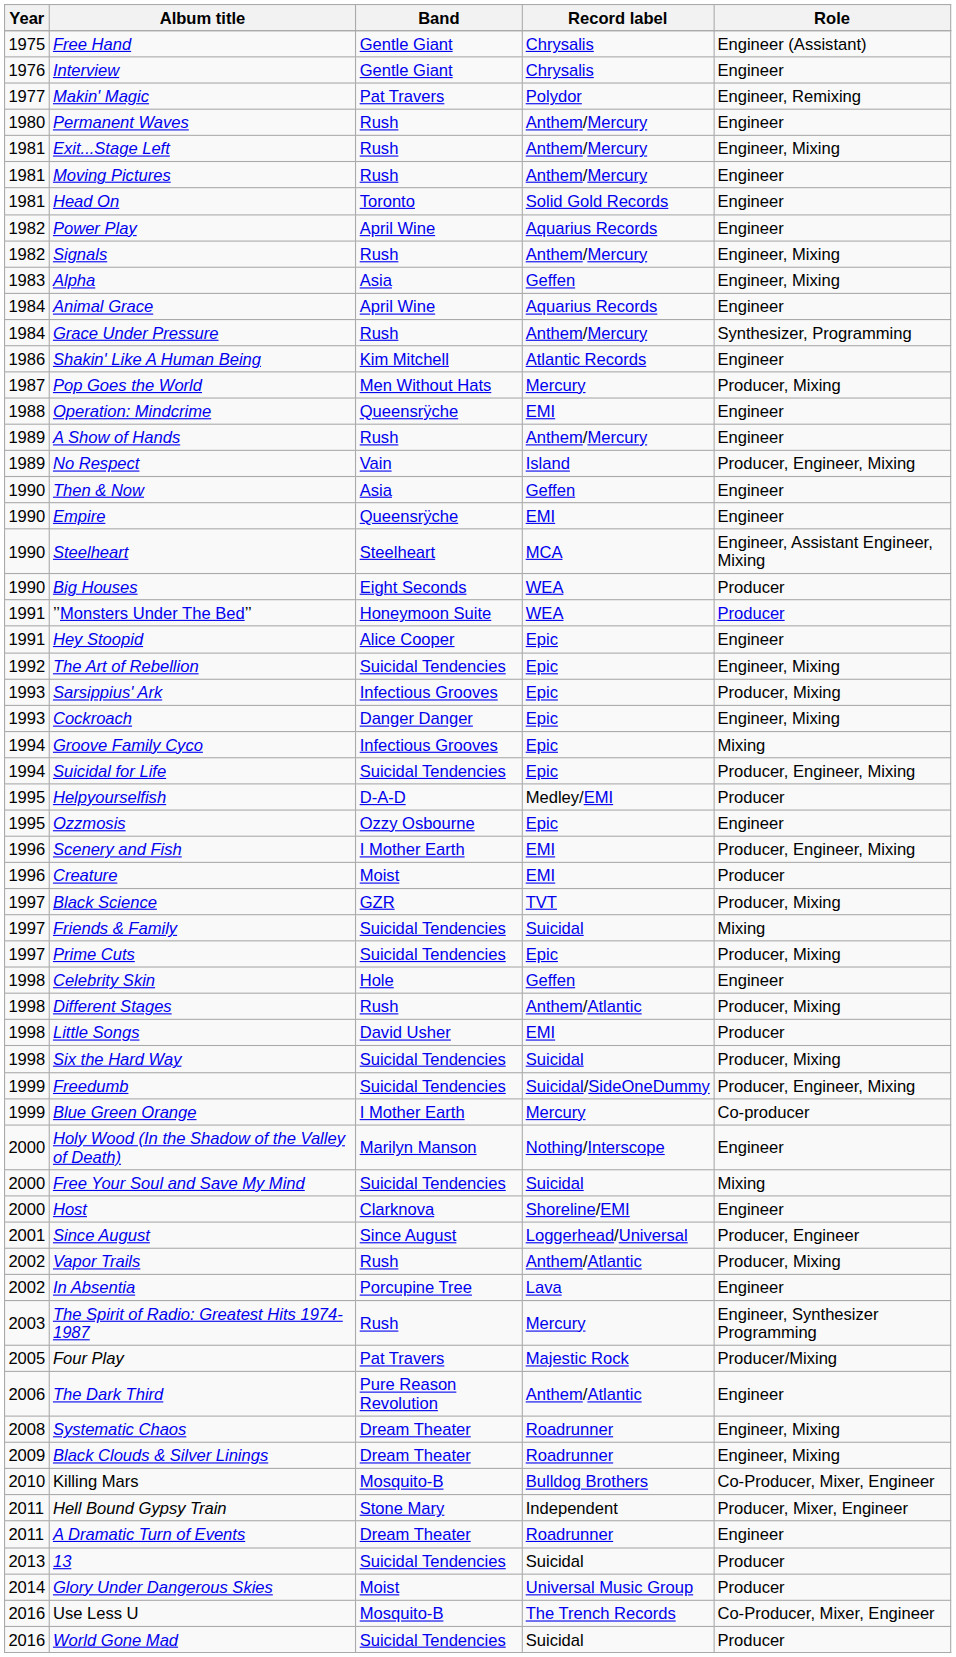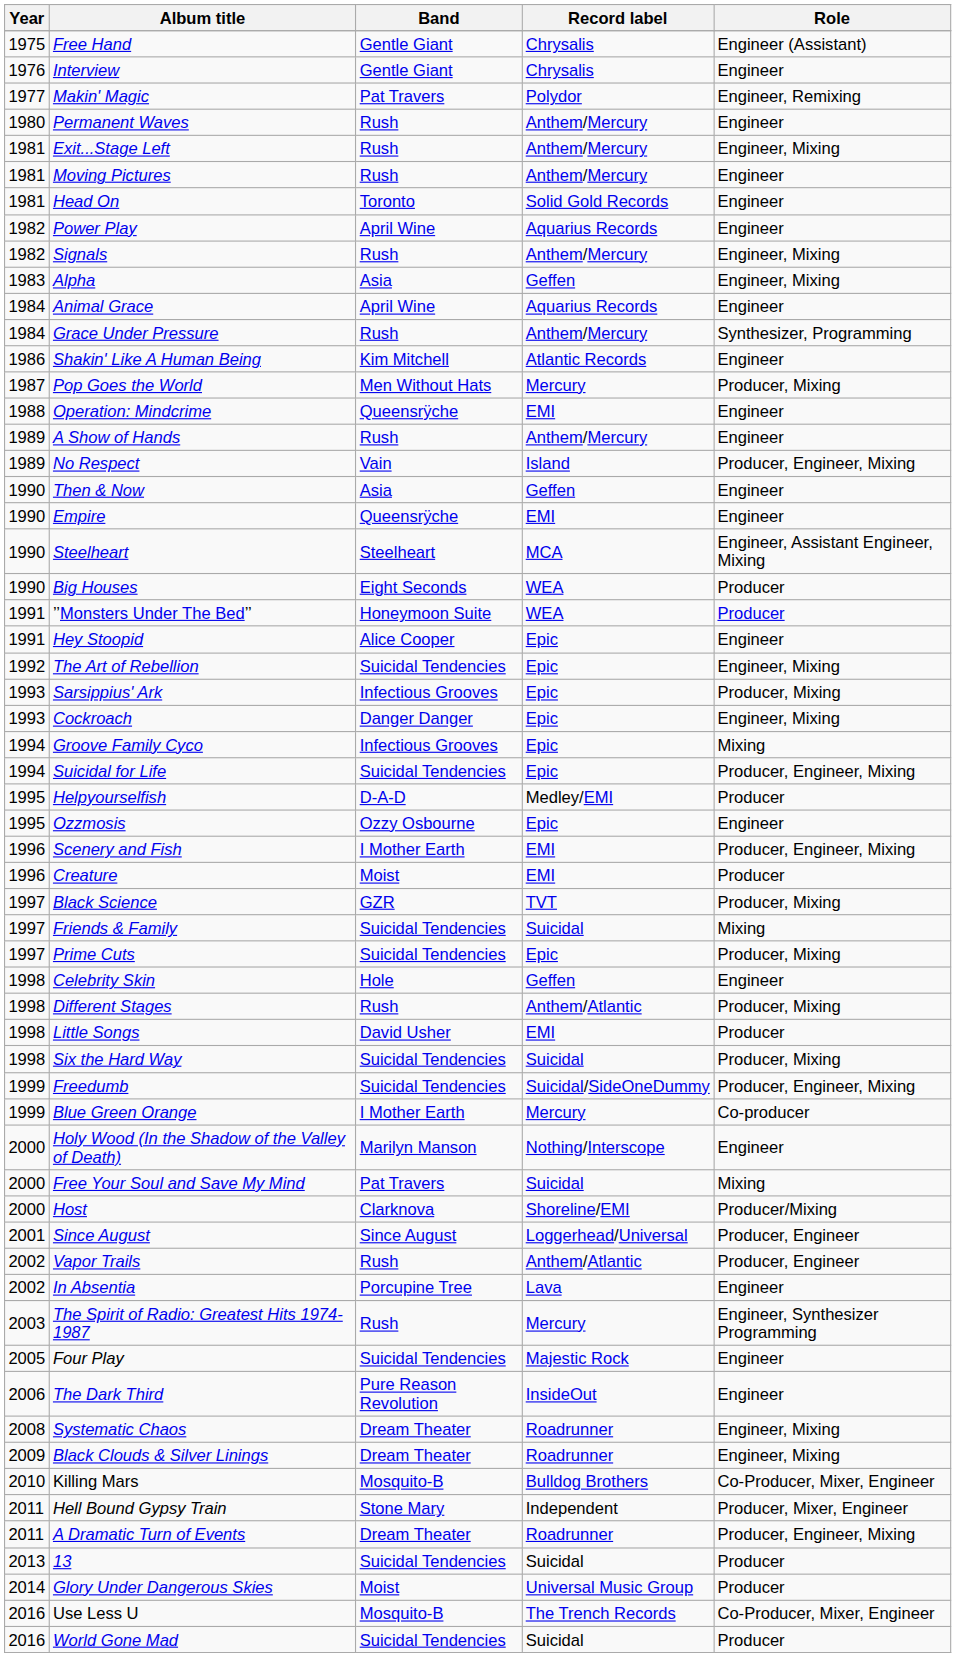(433, 1183) Suicidal Tendencies -> (402, 1183) Pat Travers
(751, 1209) Engineer -> (777, 1209) Producer/Mixing
(779, 1261) Producer, Mixing -> (788, 1261) Producer, Engineer
(402, 1359) Pat Travers -> (433, 1359) Suicidal Tendencies
(777, 1359) Producer/Mixing -> (751, 1359) Engineer
(584, 1394) Anthem/Atlantic -> (561, 1394) InsideOut
(751, 1535) Engineer -> (816, 1535) Producer, Engineer, Mixing
